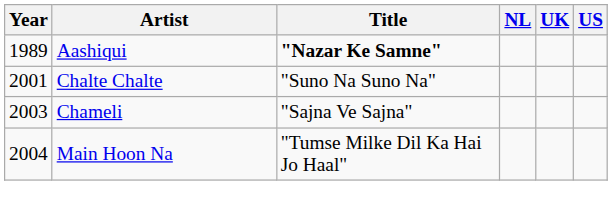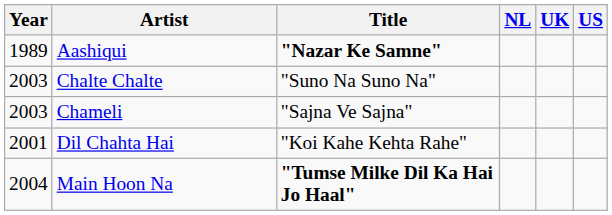(28, 81) 2001 -> (28, 81) 2003
+ row: (115, 142)
(381, 153) normal -> (387, 184) bold
